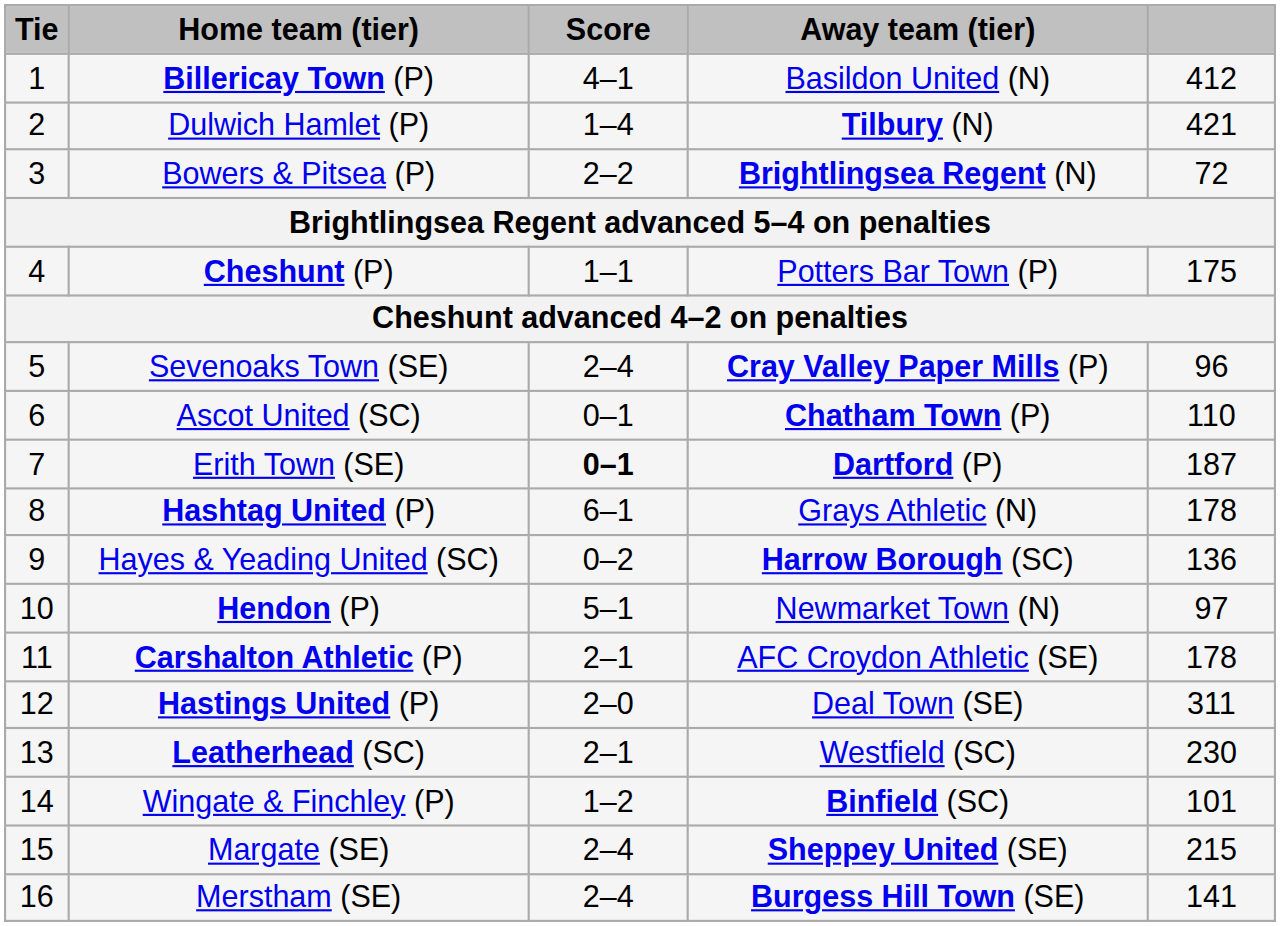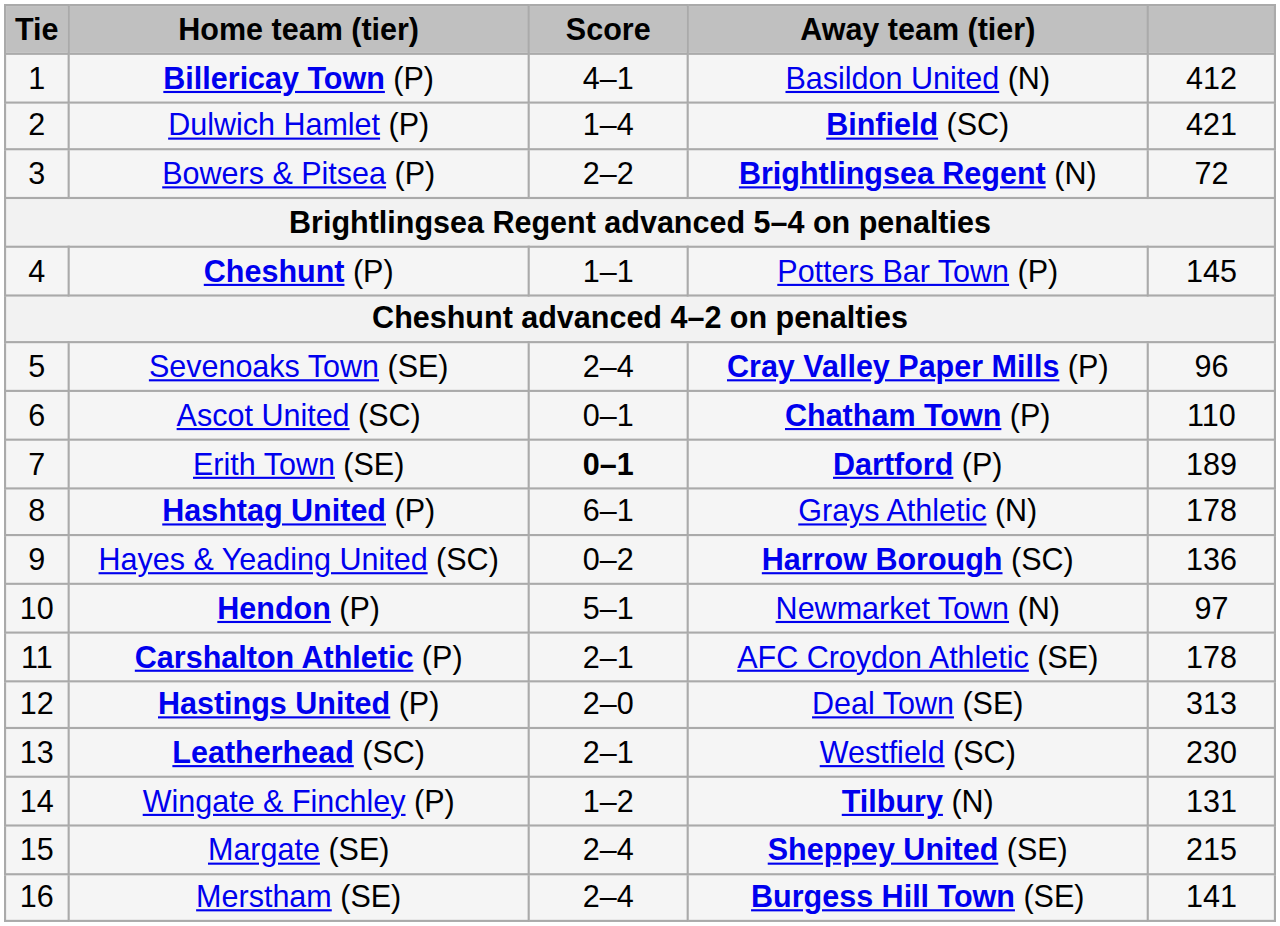(918, 126) Tilbury (N) -> (918, 126) Binfield (SC)
(1211, 271) 175 -> (1211, 271) 145
(1211, 464) 187 -> (1211, 464) 189
(1211, 705) 311 -> (1211, 705) 313
(918, 801) Binfield (SC) -> (918, 801) Tilbury (N)
(1211, 801) 101 -> (1211, 801) 131
